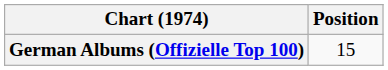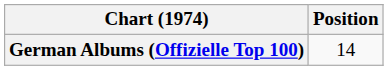(346, 49) 15 -> (346, 49) 14
